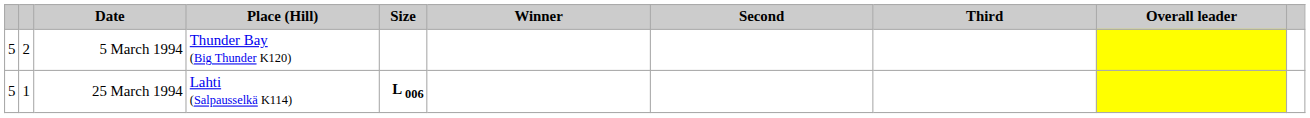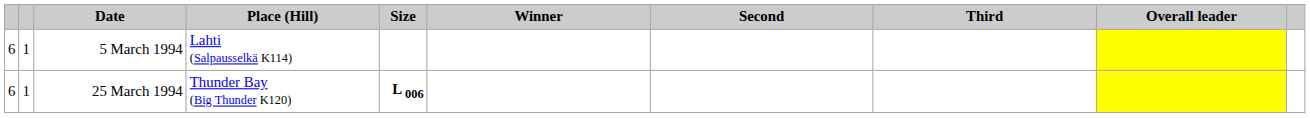(12, 49) 5 -> (12, 49) 6
(26, 49) 2 -> (26, 49) 1
(241, 48) Thunder Bay (Big Thunder K120) -> (241, 48) Lahti (Salpausselkä K114)
(12, 90) 5 -> (12, 90) 6
(241, 90) Lahti (Salpausselkä K114) -> (241, 90) Thunder Bay (Big Thunder K120)
